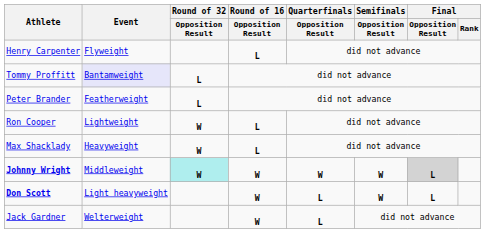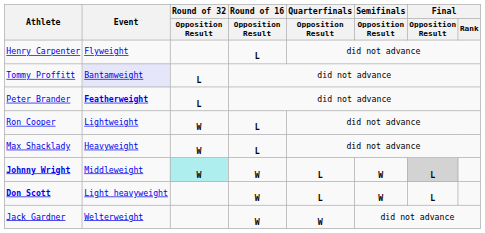(116, 99) normal -> (116, 99) bold
(320, 174) W -> (320, 174) L
(320, 221) L -> (320, 221) W
